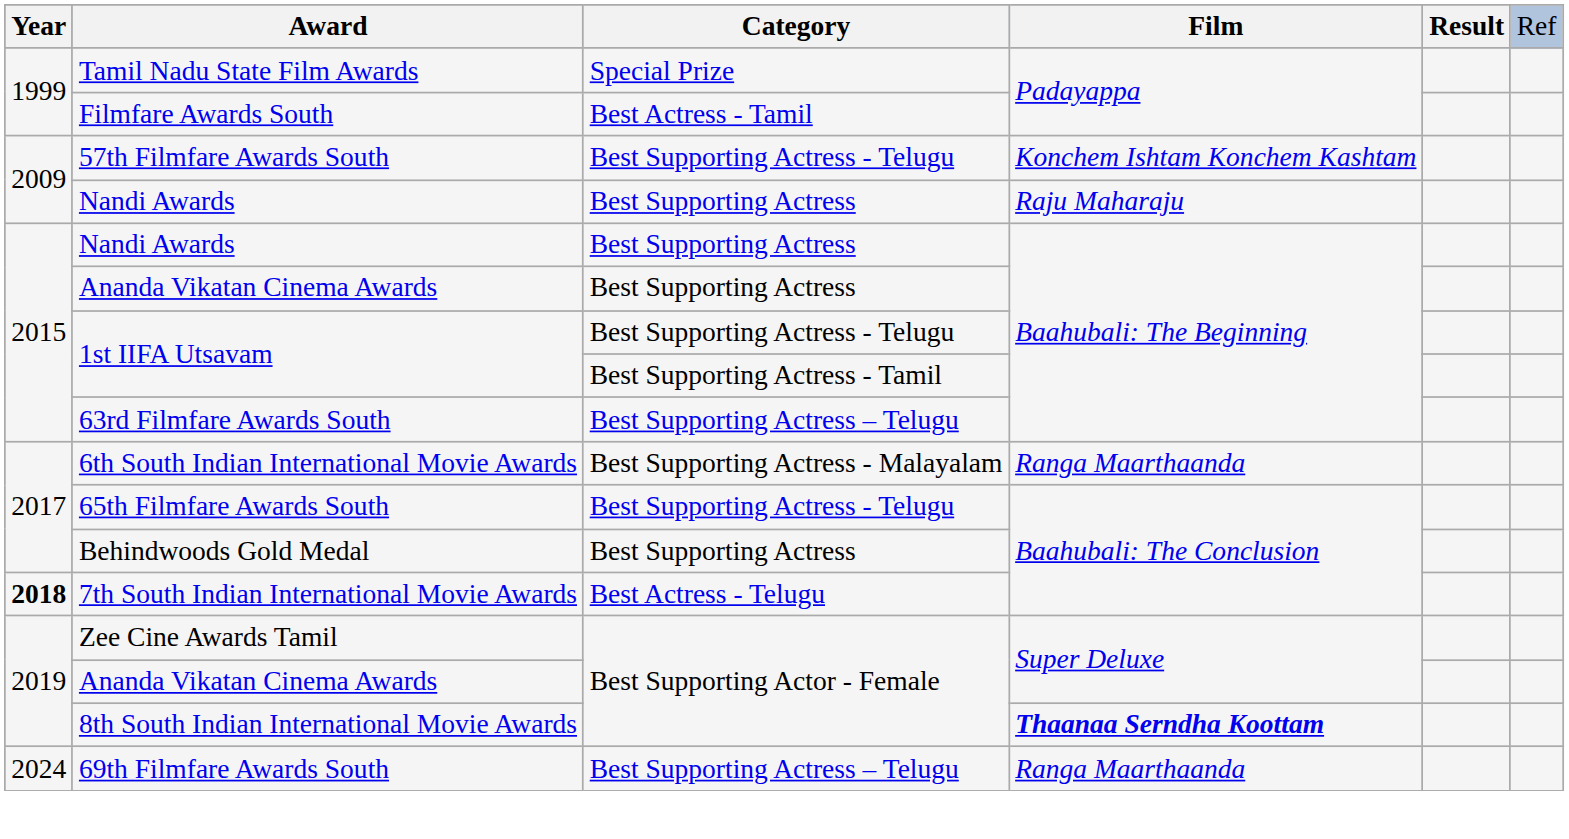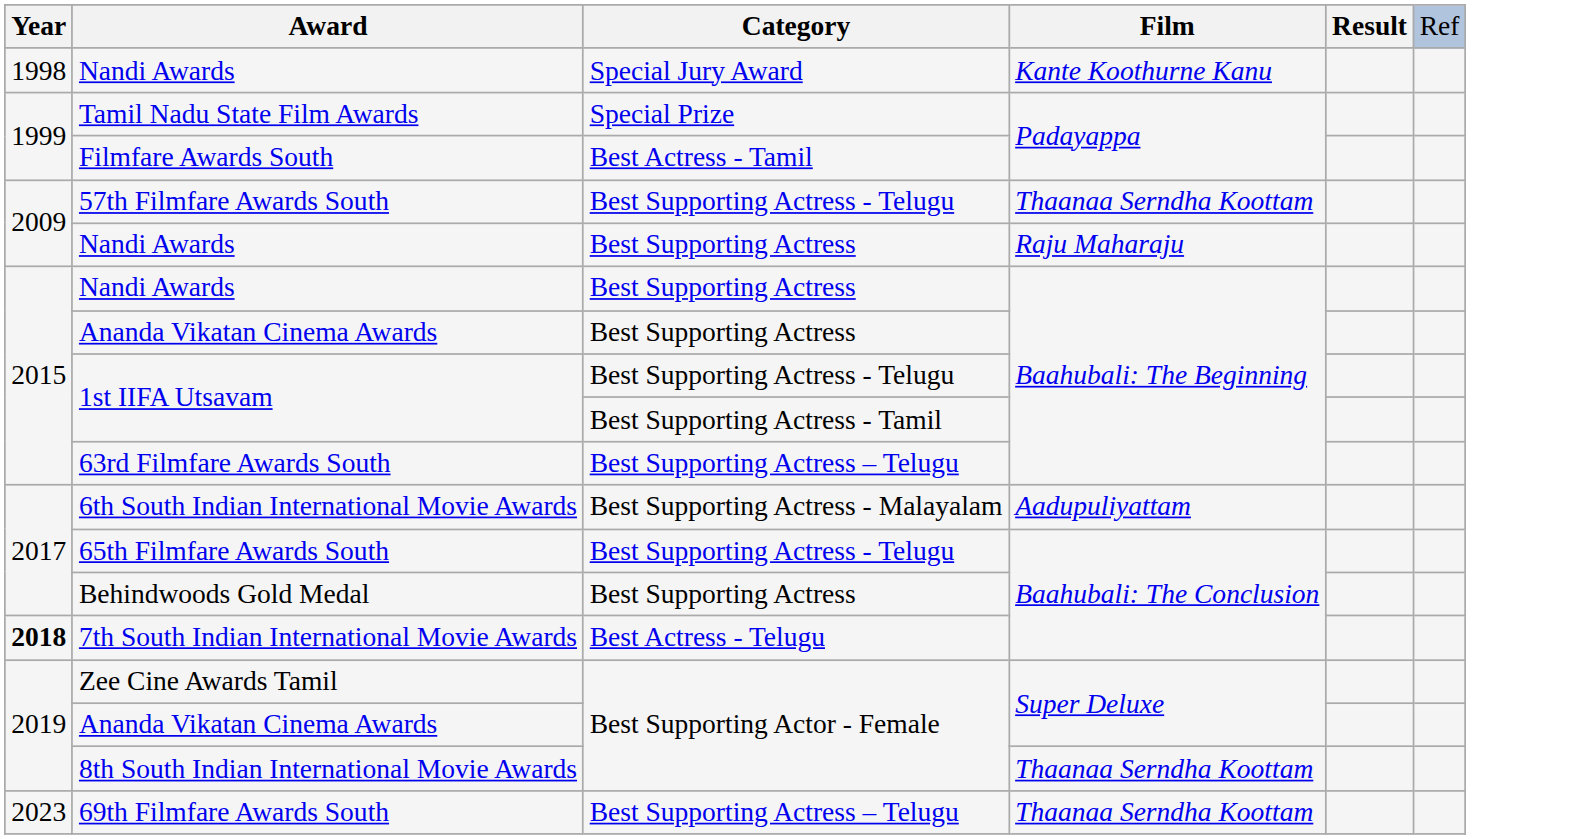+ row: (157, 69)
(1216, 157) Konchem Ishtam Konchem Kashtam -> (1164, 200) Thaanaa Serndha Koottam
(1130, 462) Ranga Maarthaanda -> (1103, 506) Aadupuliyattam
(1170, 724) bold -> (1164, 768) normal
(39, 768) 2024 -> (39, 811) 2023
(1130, 768) Ranga Maarthaanda -> (1164, 811) Thaanaa Serndha Koottam
